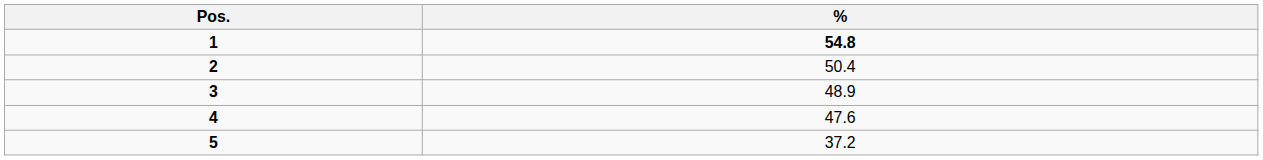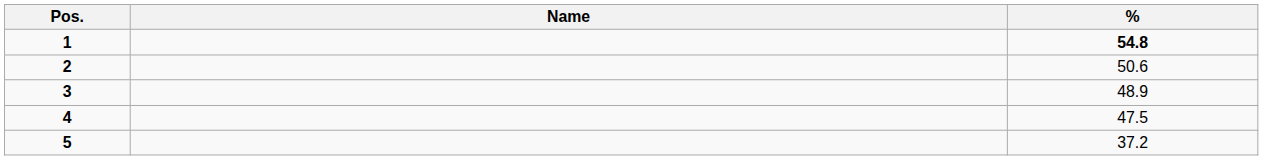+ column: (569, 17)
(840, 67) 50.4 -> (1133, 67) 50.6
(840, 117) 47.6 -> (1133, 117) 47.5
